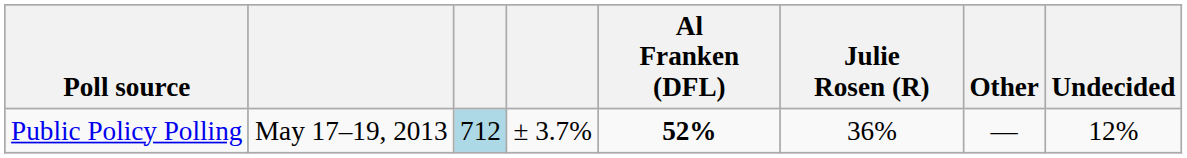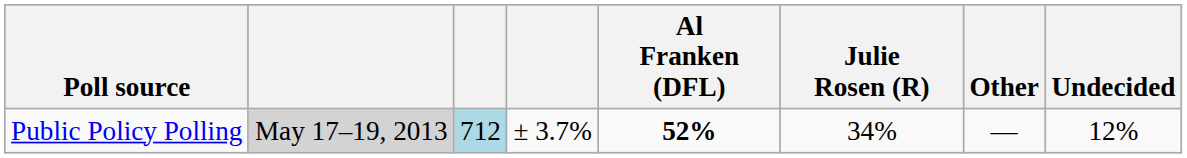(351, 130) no background -> (351, 130) lightgrey background
(872, 130) 36% -> (872, 130) 34%
